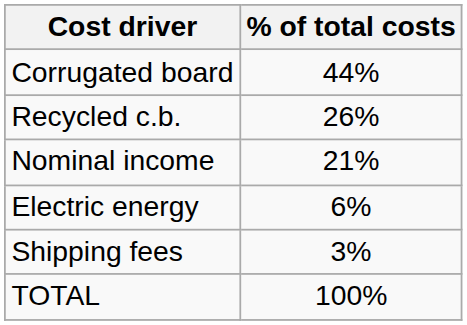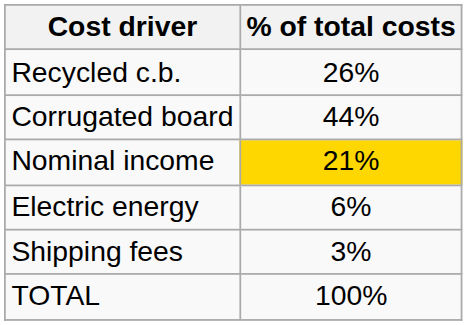rows swapped: (122, 71) <-> (96, 116)
(351, 161) no background -> (351, 161) gold background
